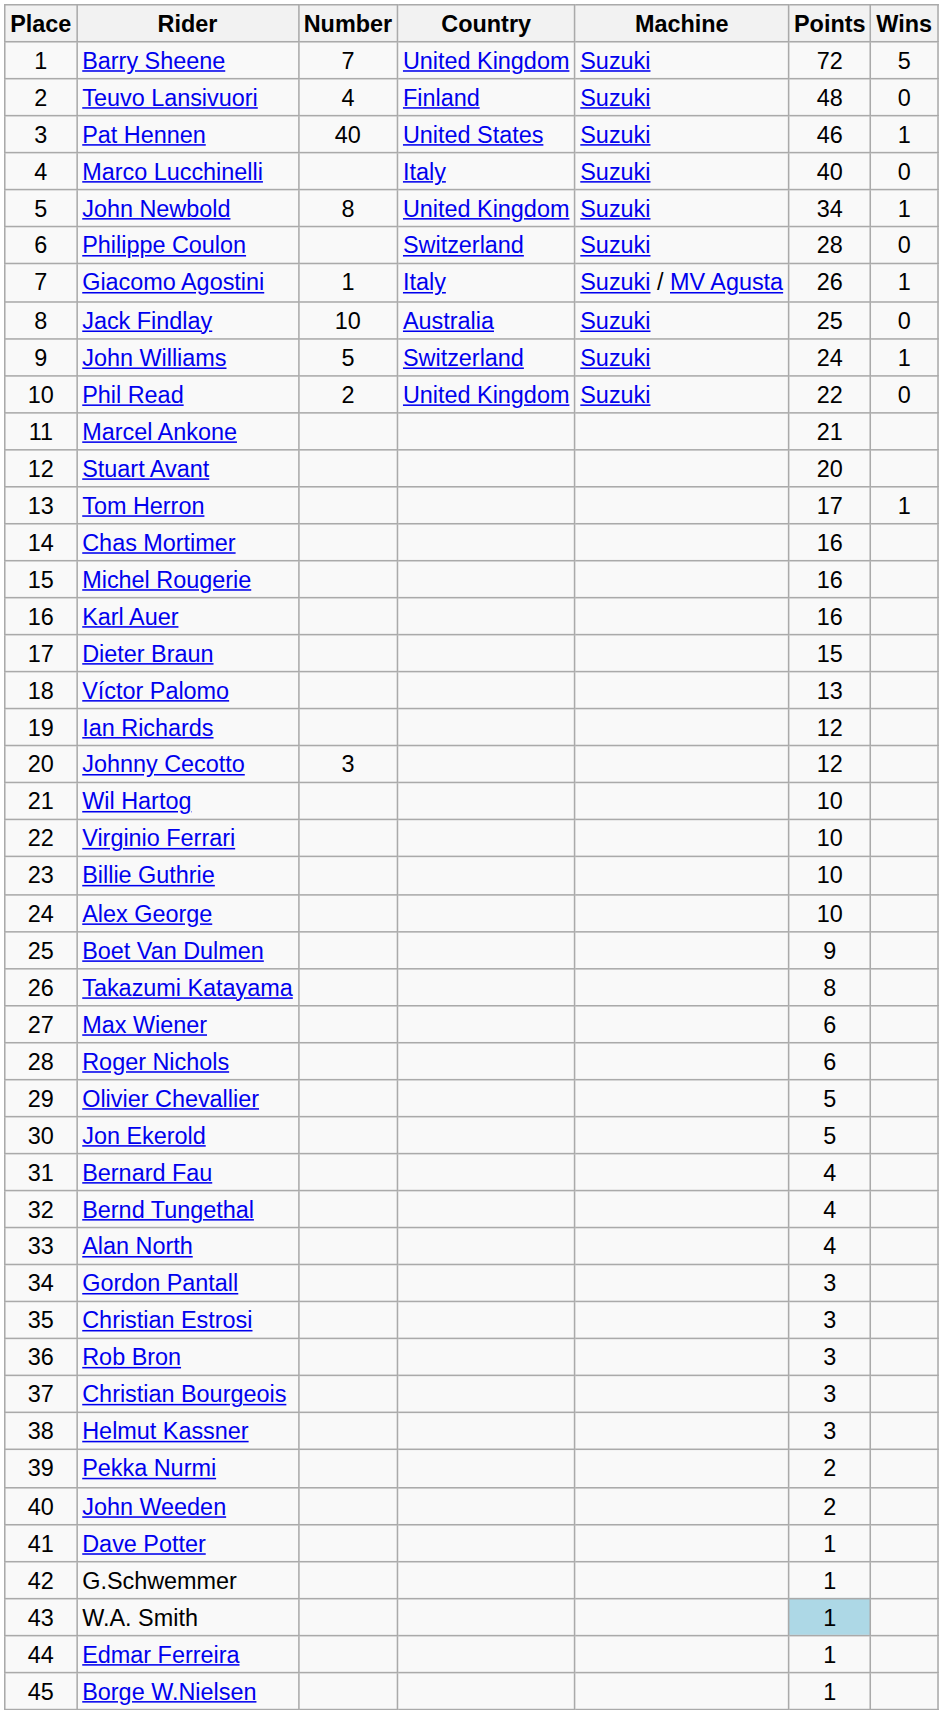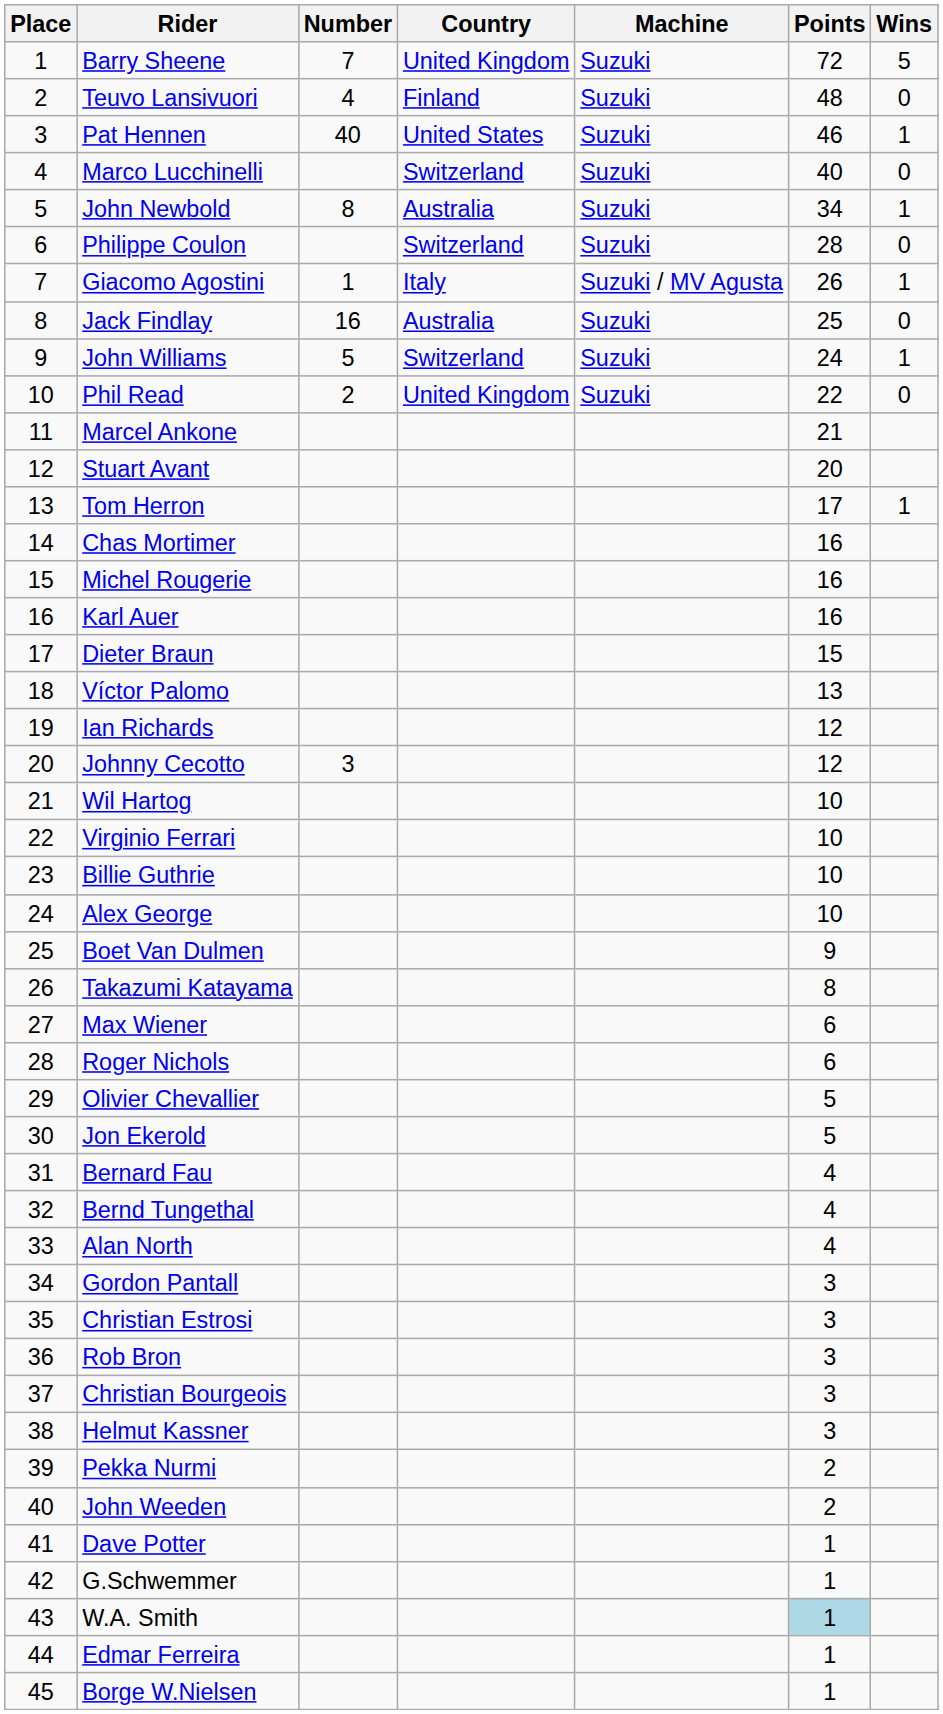(424, 172) Italy -> (463, 172) Switzerland
(486, 209) United Kingdom -> (448, 209) Australia
(348, 320) 10 -> (348, 320) 16
